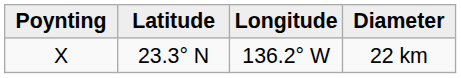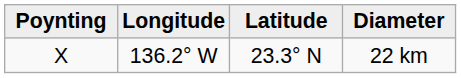columns swapped: (174, 21) <-> (286, 21)
